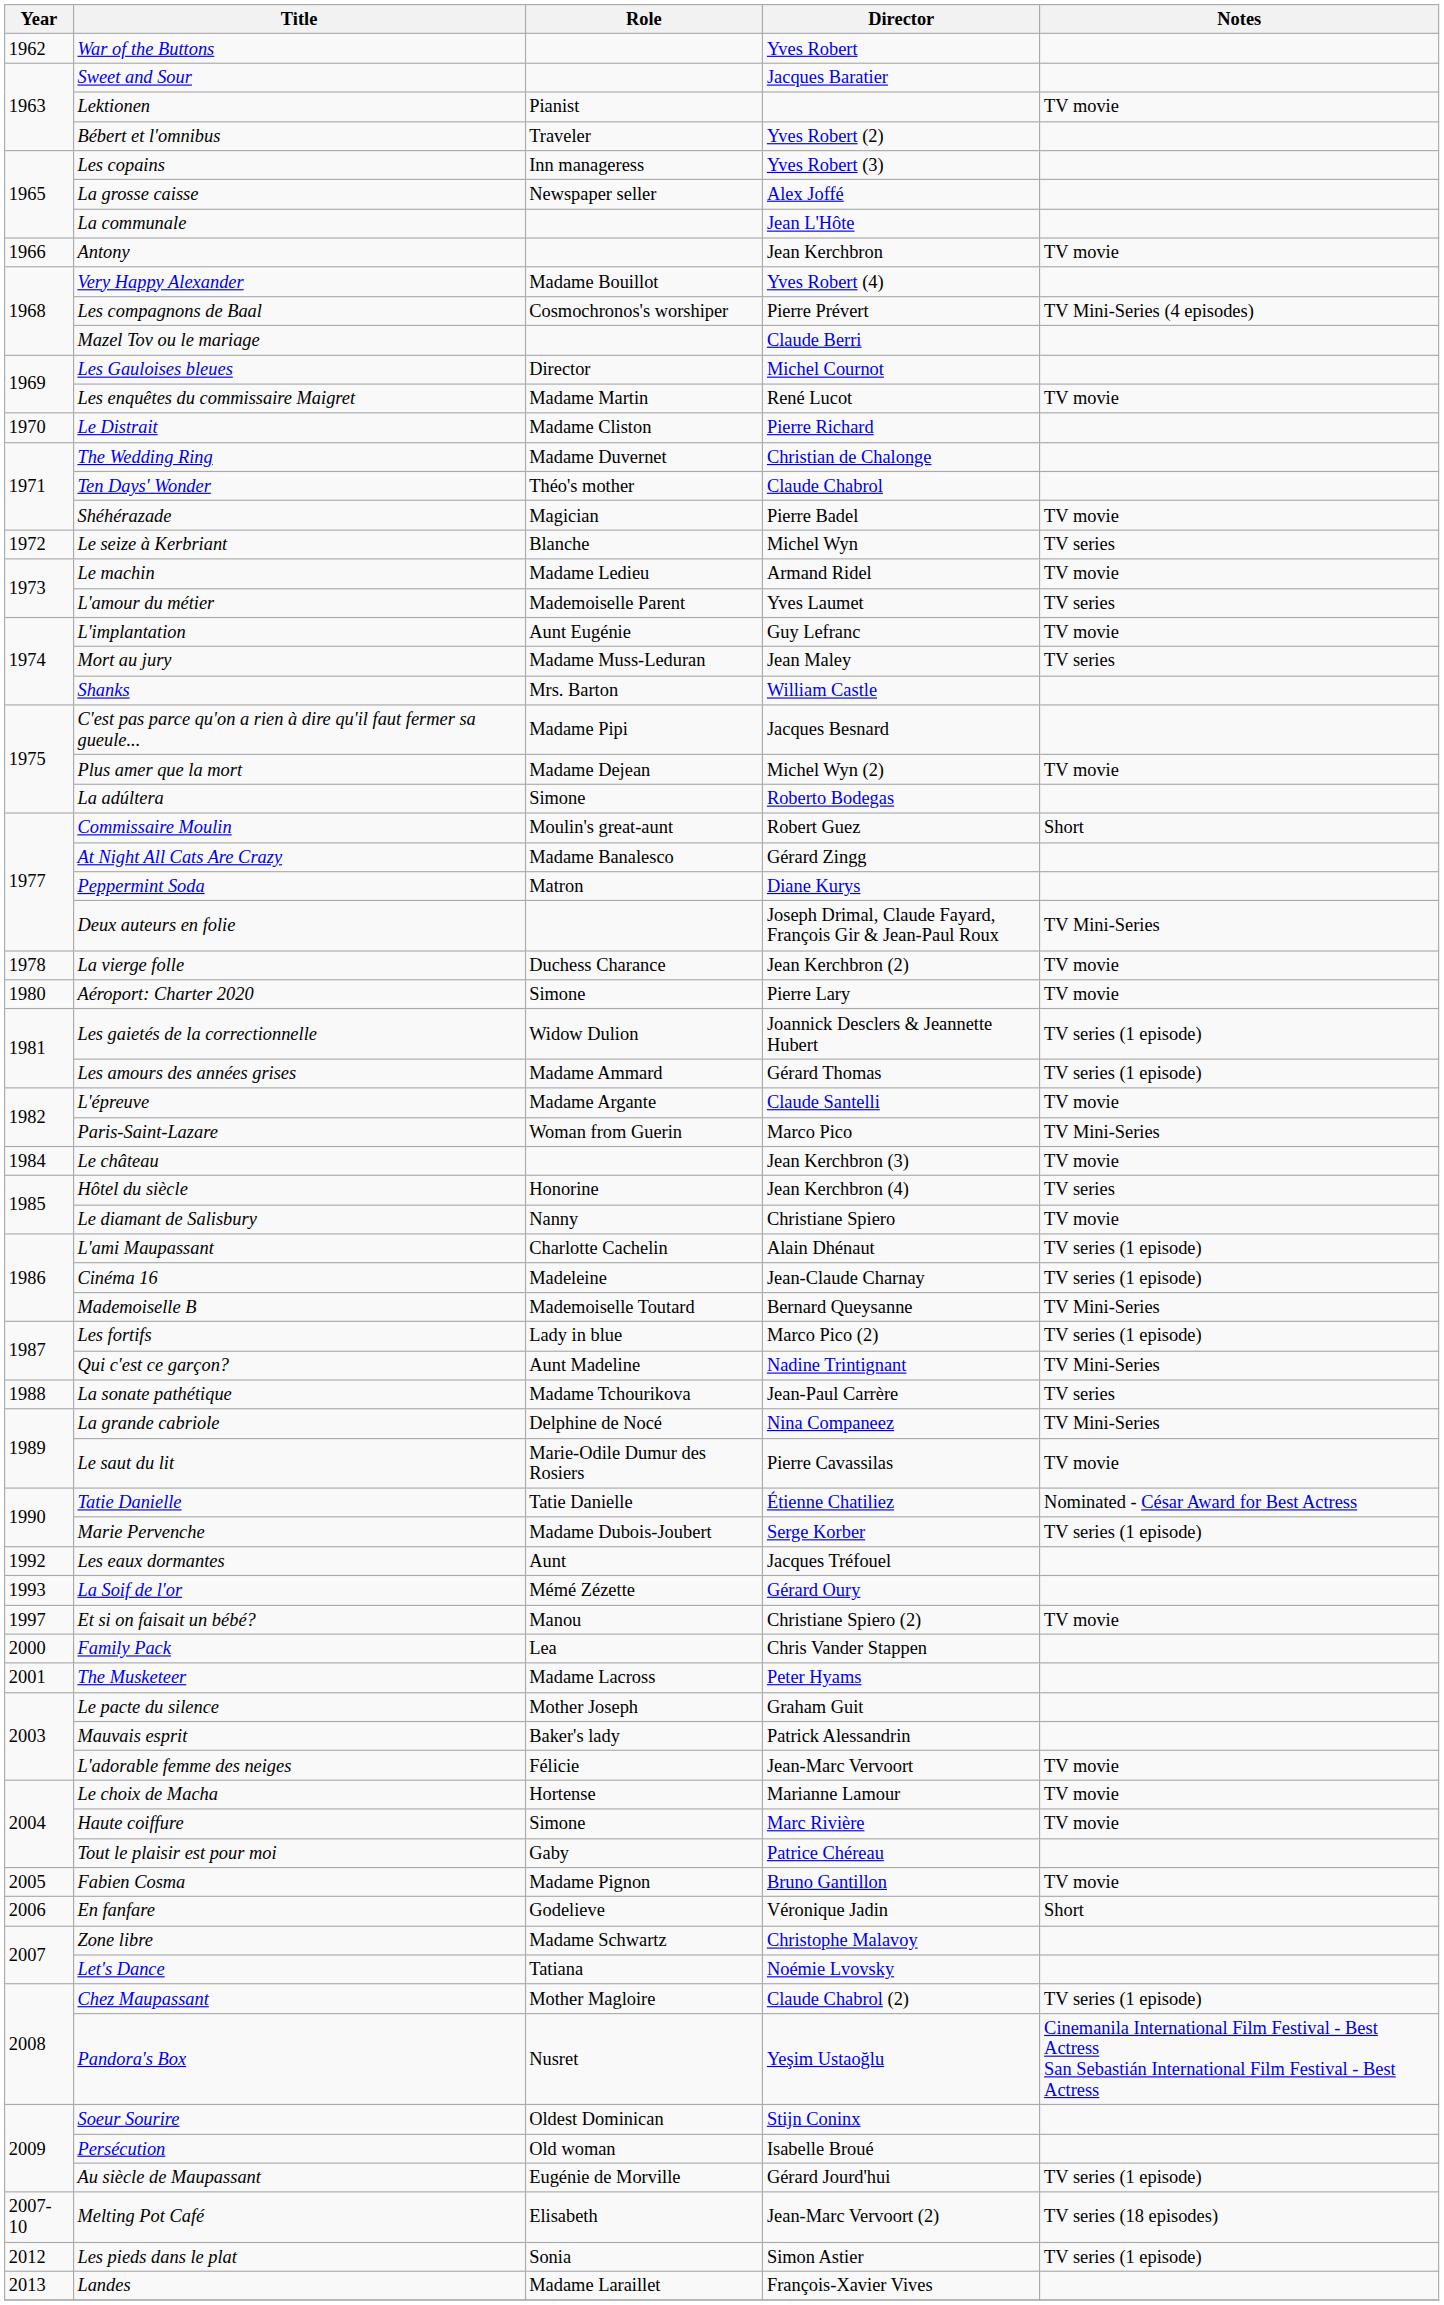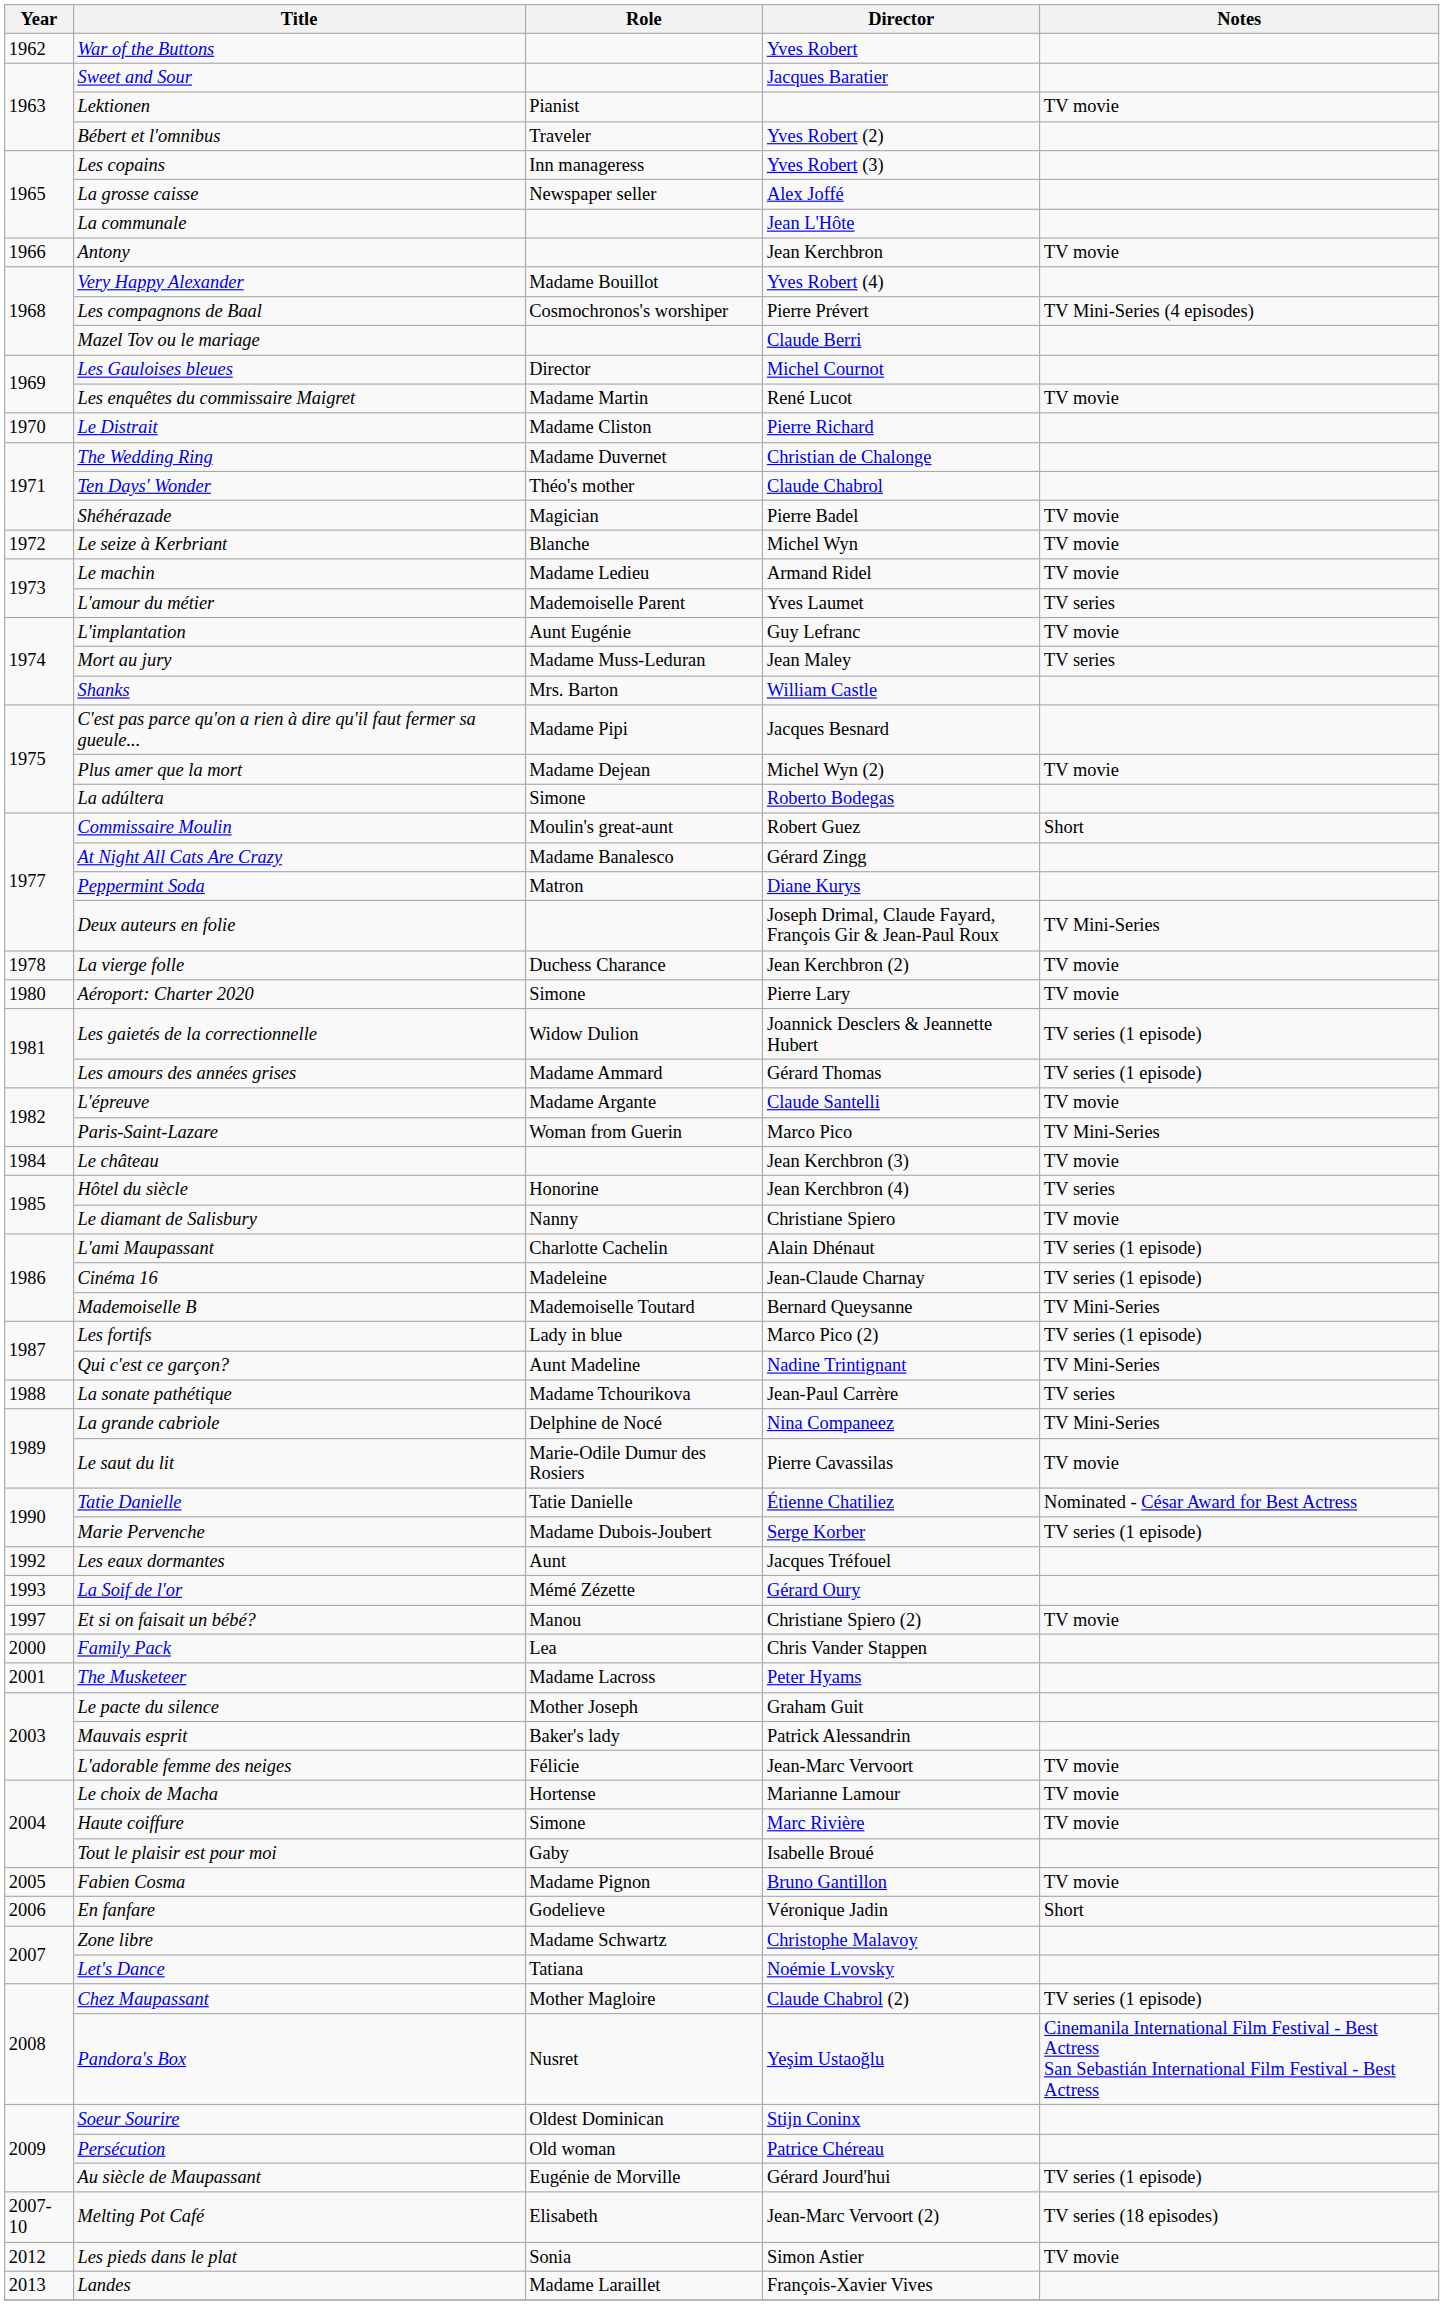(1079, 544) TV series -> (1081, 544) TV movie
(825, 1852) Patrice Chéreau -> (820, 1852) Isabelle Broué
(820, 2148) Isabelle Broué -> (825, 2148) Patrice Chéreau
(1123, 2256) TV series (1 episode) -> (1081, 2256) TV movie
